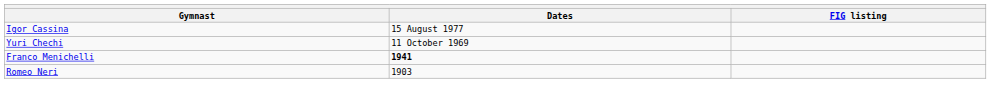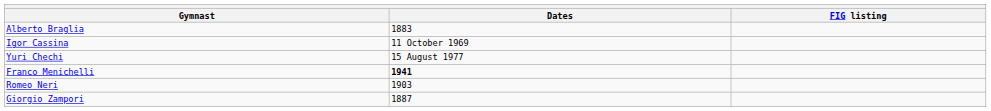+ row: (45, 29)
(427, 29) 15 August 1977 -> (430, 43) 11 October 1969
(430, 43) 11 October 1969 -> (427, 57) 15 August 1977
+ row: (45, 99)
